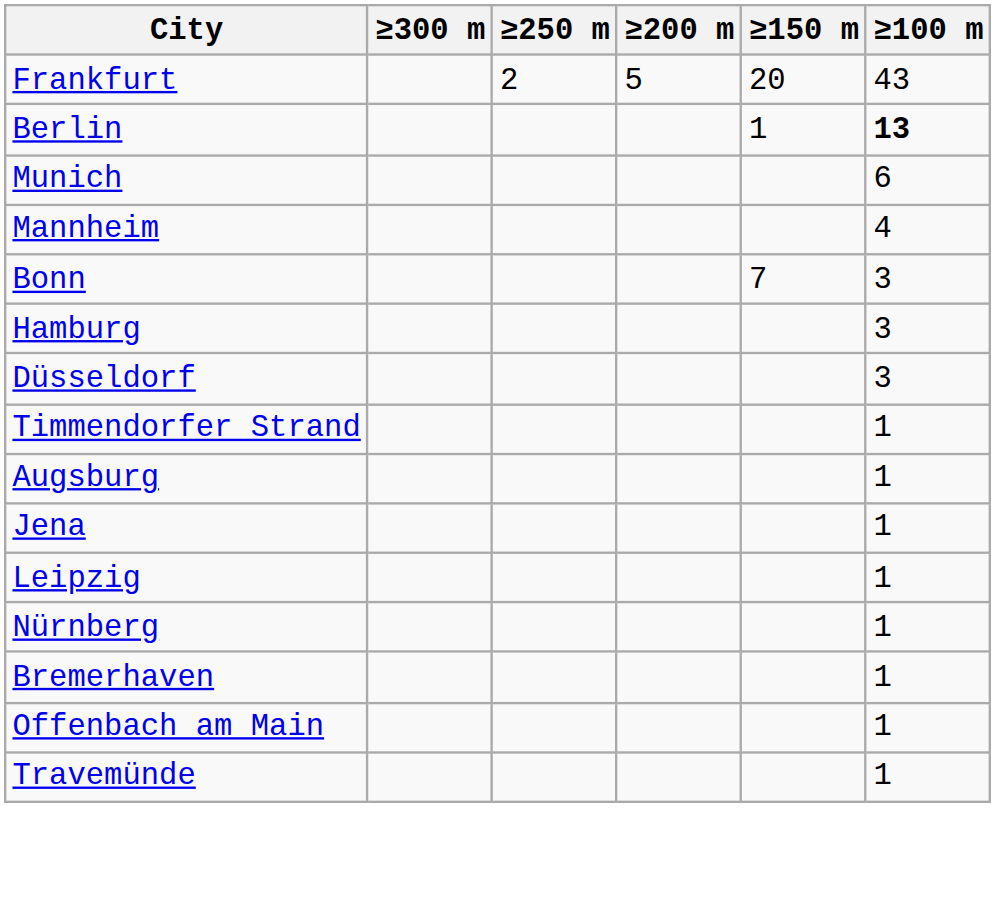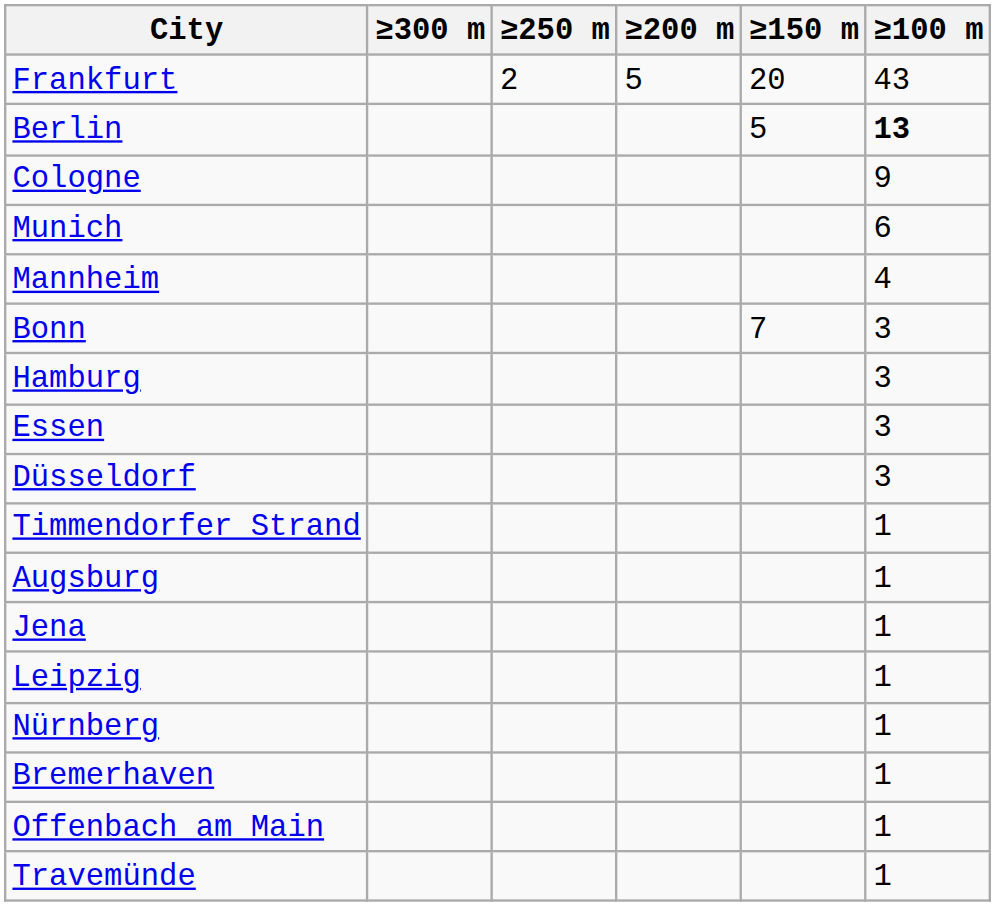(758, 130) 1 -> (758, 130) 5
+ row: (77, 179)
+ row: (58, 428)
